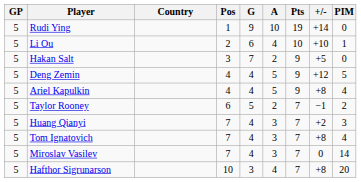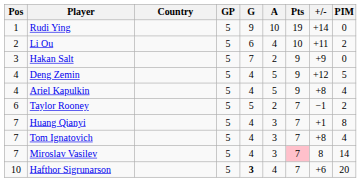columns swapped: (228, 12) <-> (16, 12)
(321, 43) +10 -> (321, 43) +11
(344, 43) 1 -> (344, 43) 2
(321, 59) +5 -> (321, 59) +9
(321, 122) +2 -> (321, 122) +1
(344, 122) 3 -> (344, 122) 8
(298, 153) no background -> (298, 153) pink background
(321, 153) 0 -> (321, 153) 8
(251, 169) normal -> (251, 169) bold
(321, 169) +8 -> (321, 169) +6
